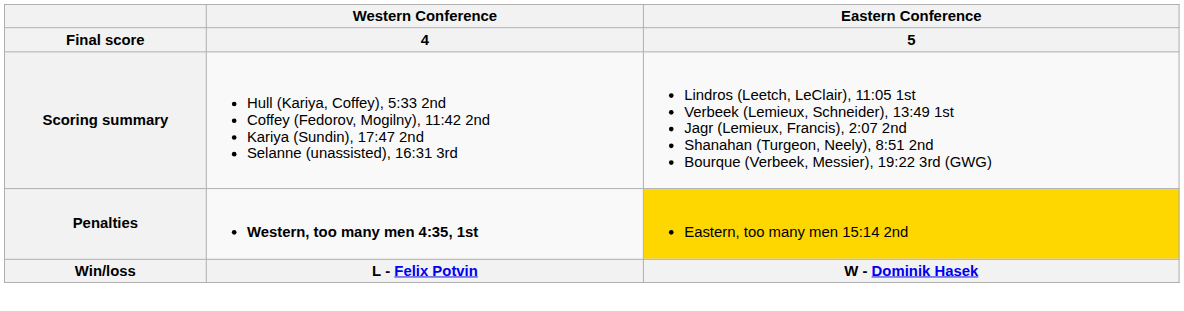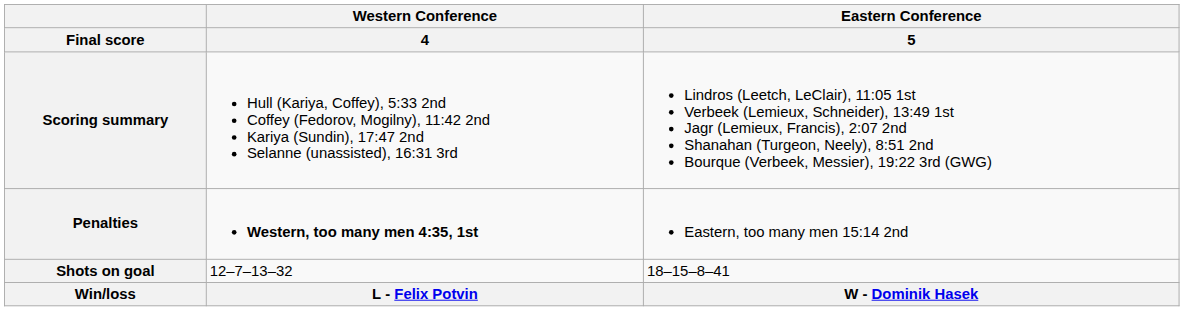(911, 232) gold background -> (911, 232) no background
+ row: (105, 270)
